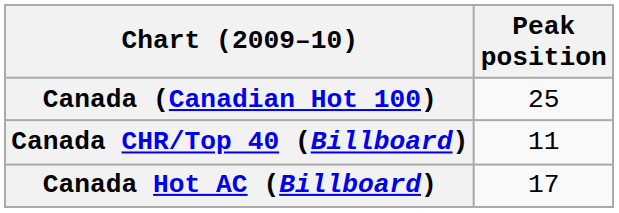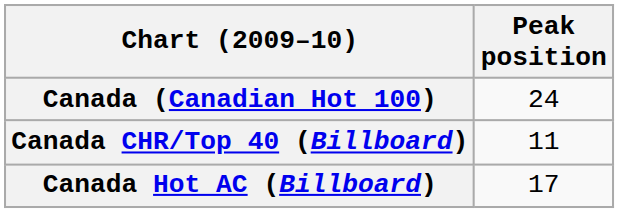(544, 100) 25 -> (544, 100) 24
